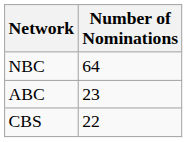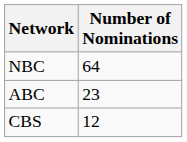(91, 121) 22 -> (91, 121) 12
